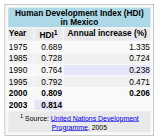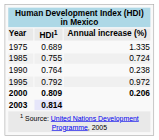(52, 59) 0.728 -> (52, 59) 0.755
(140, 70) lavender background -> (140, 70) no background
(140, 82) 0.471 -> (140, 82) 0.972
